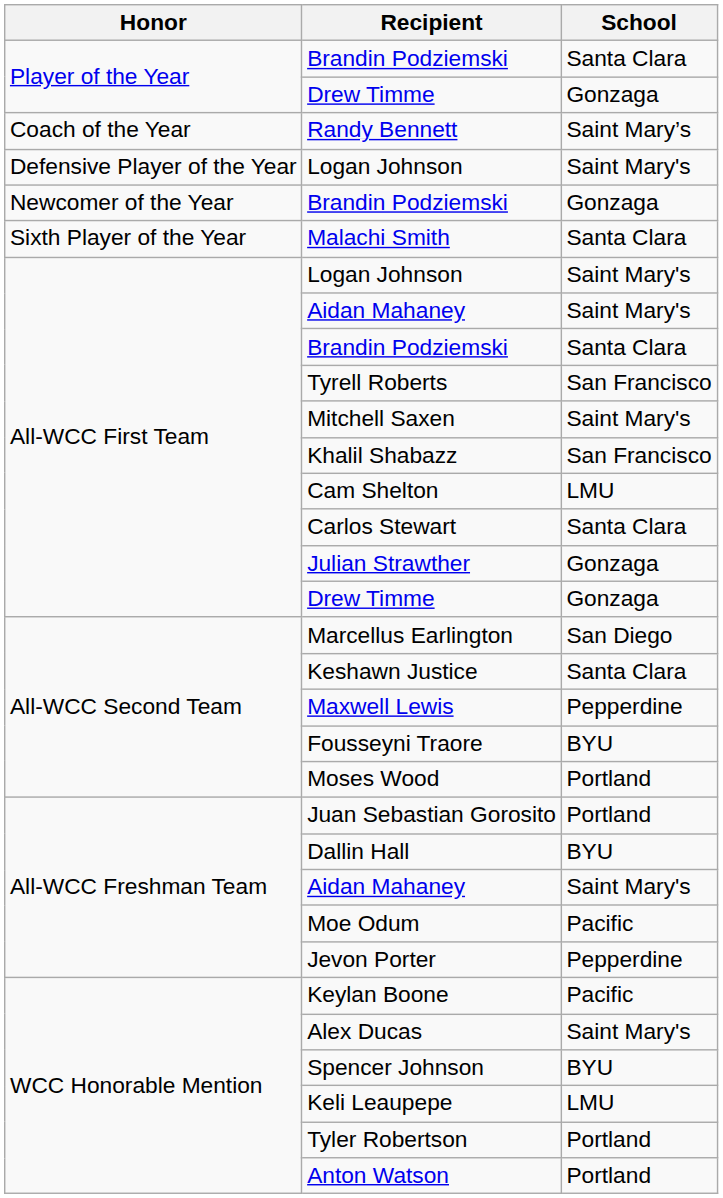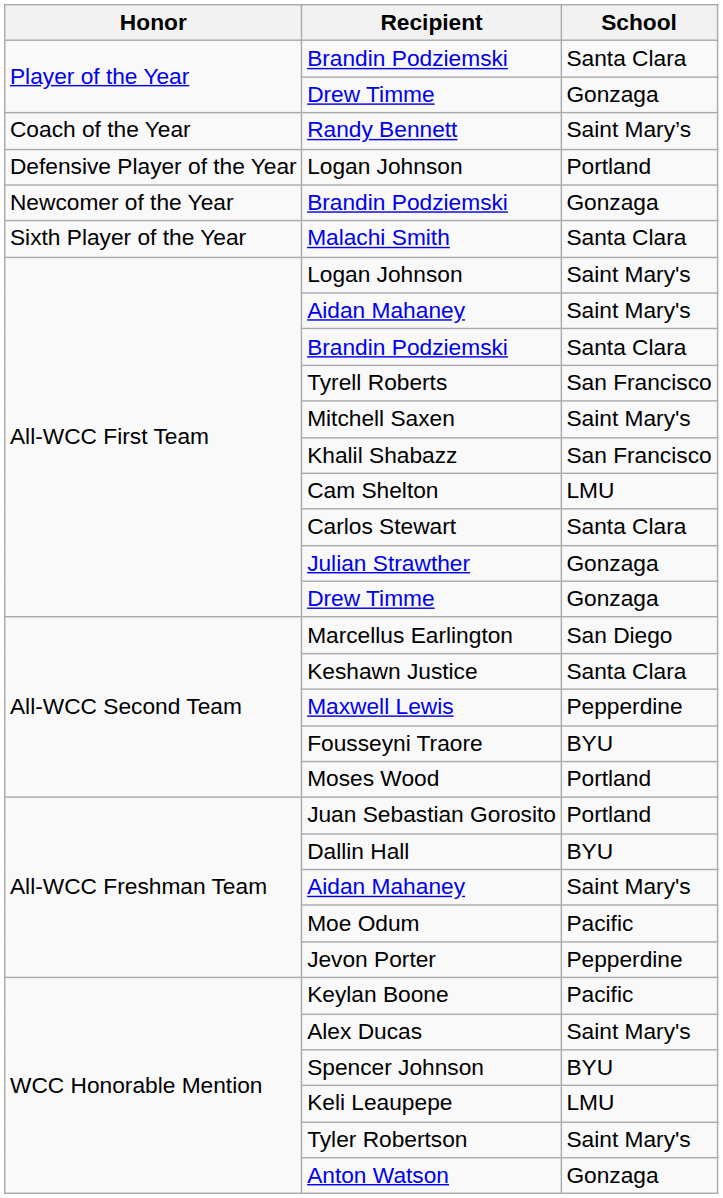(629, 166) Saint Mary's -> (609, 166) Portland
(609, 1139) Portland -> (629, 1139) Saint Mary's
(609, 1175) Portland -> (613, 1175) Gonzaga
